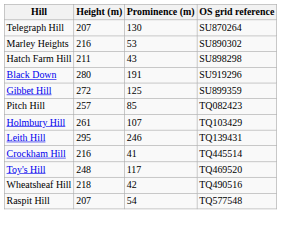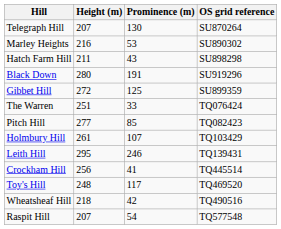+ row: (30, 106)
(84, 106) 257 -> (84, 122) 277
(84, 153) 216 -> (84, 169) 256
